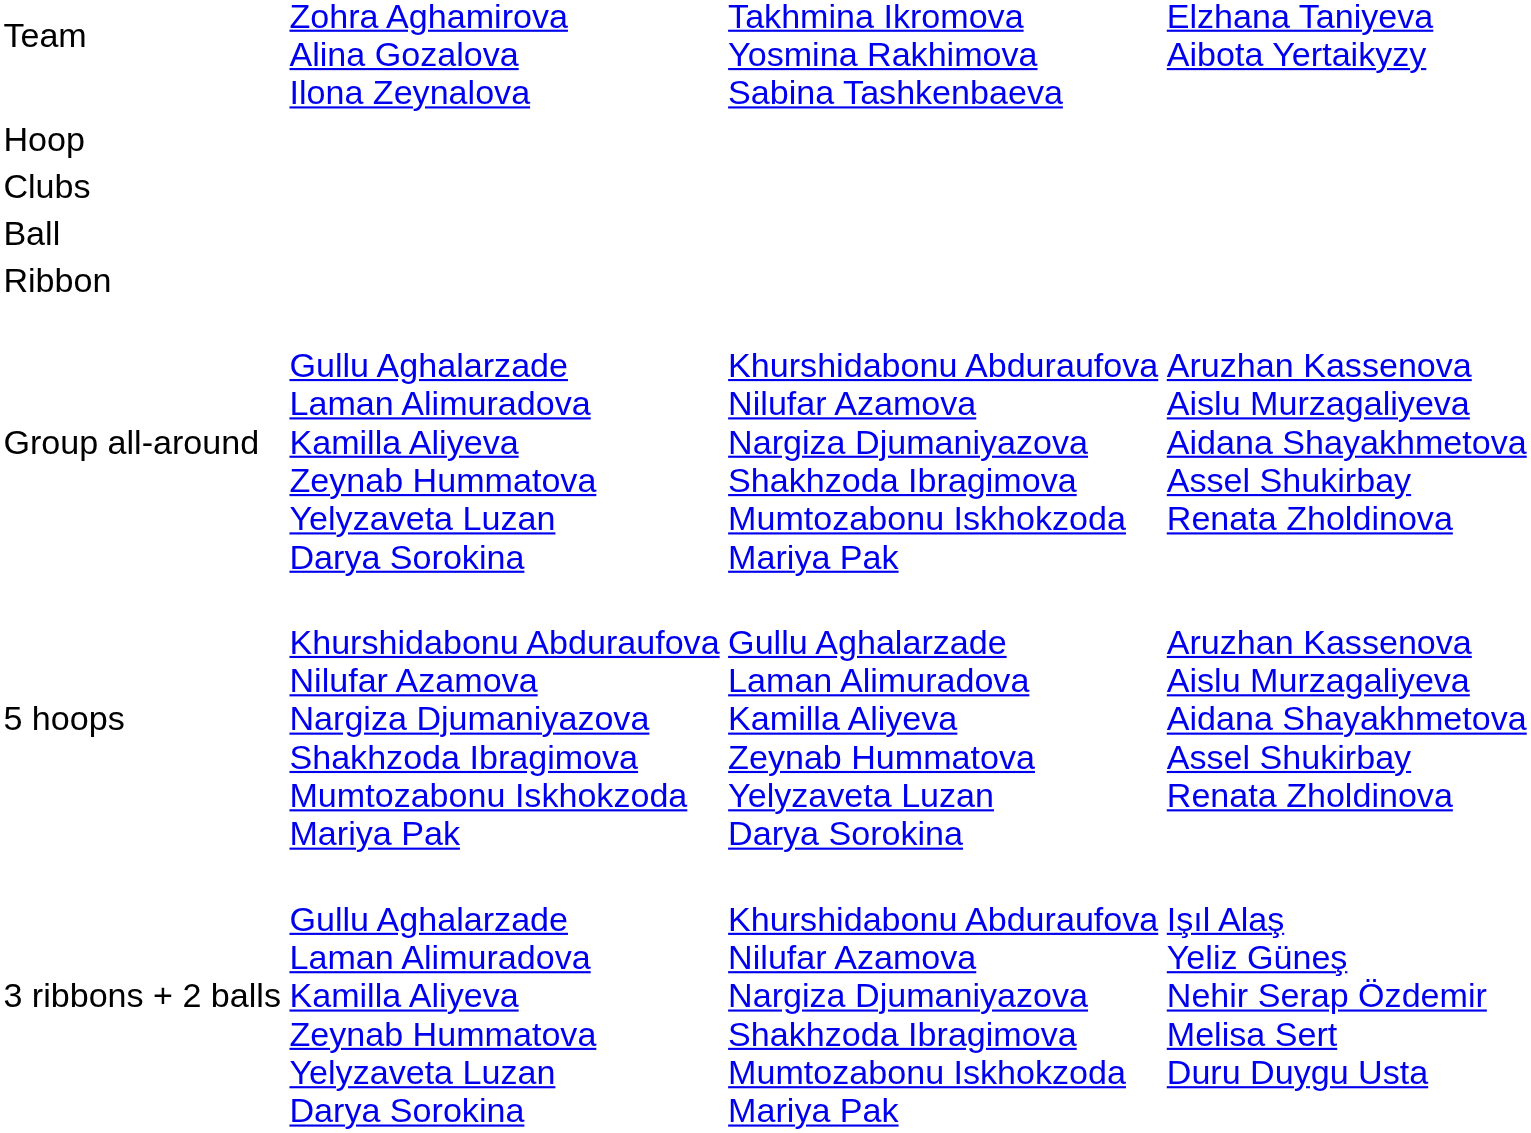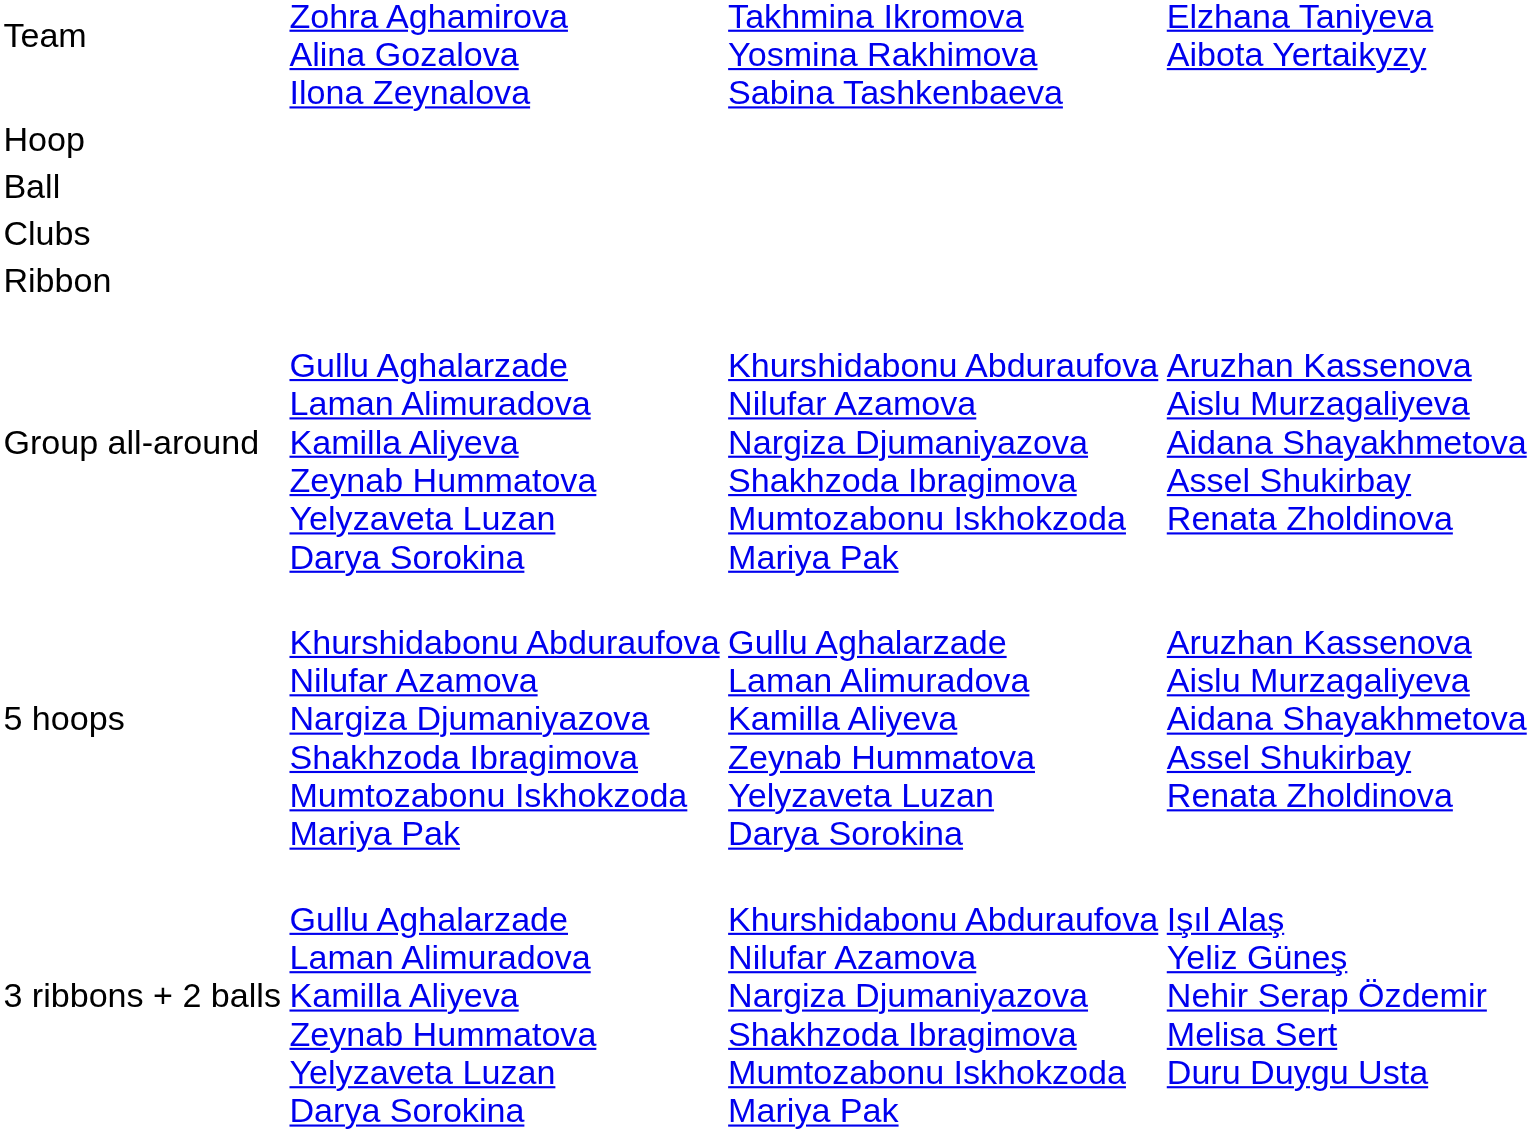rows swapped: (32, 233) <-> (47, 186)
